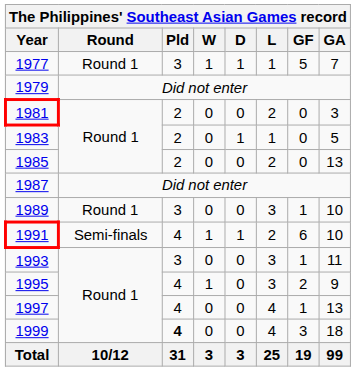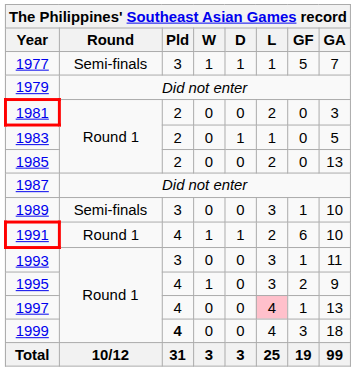(110, 64) Round 1 -> (110, 64) Semi-finals
(110, 210) Round 1 -> (110, 210) Semi-finals
(111, 235) Semi-finals -> (111, 235) Round 1
(272, 307) no background -> (272, 307) pink background
